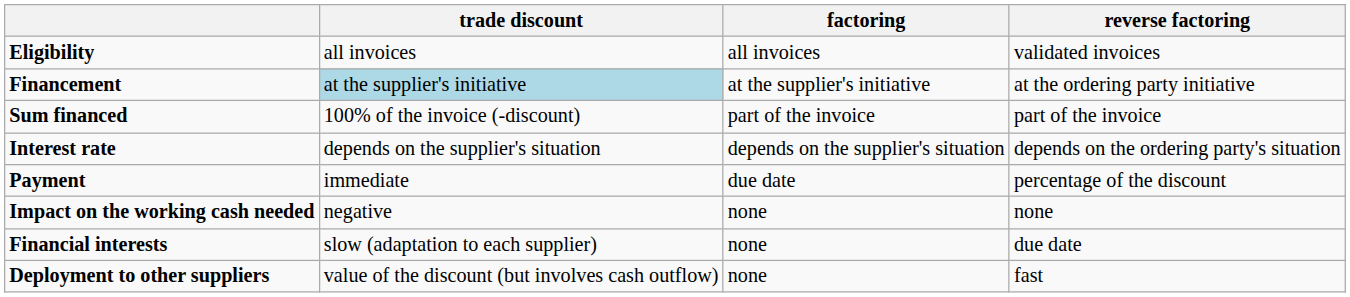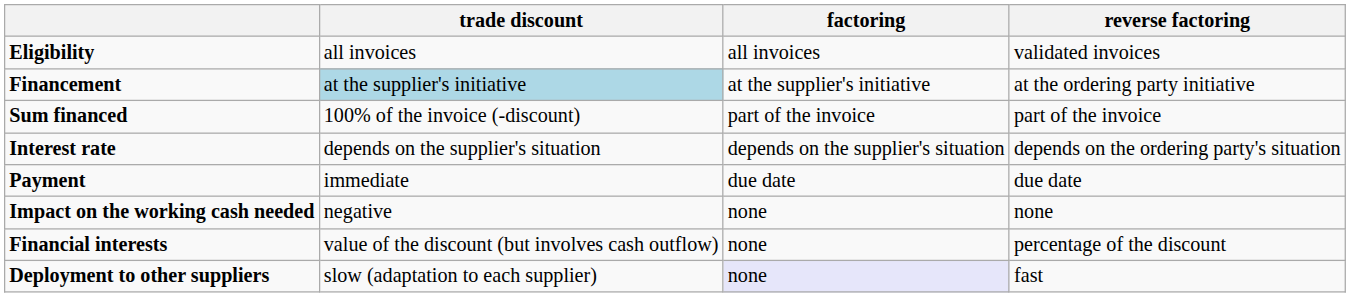(1120, 180) percentage of the discount -> (1048, 180) due date
(460, 244) slow (adaptation to each supplier) -> (521, 244) value of the discount (but involves cash outflow)
(1048, 244) due date -> (1120, 244) percentage of the discount
(521, 276) value of the discount (but involves cash outflow) -> (460, 276) slow (adaptation to each supplier)
(747, 276) no background -> (747, 276) lavender background
